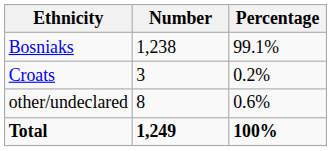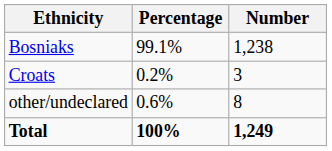columns swapped: (181, 18) <-> (278, 18)
